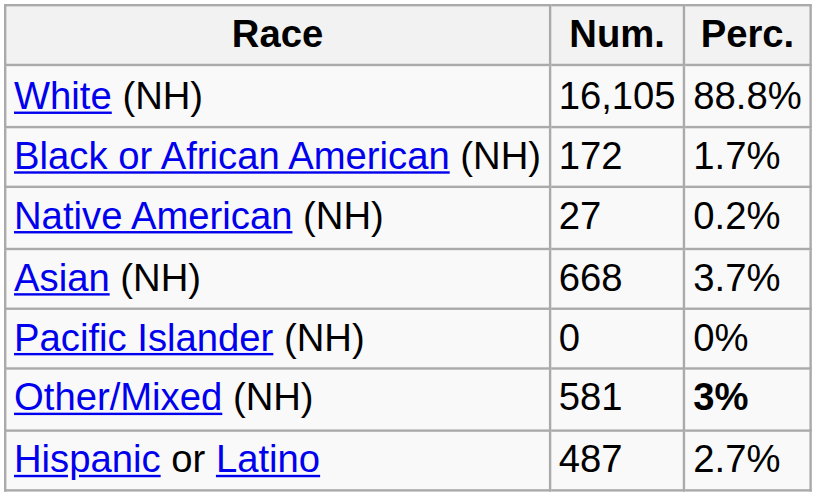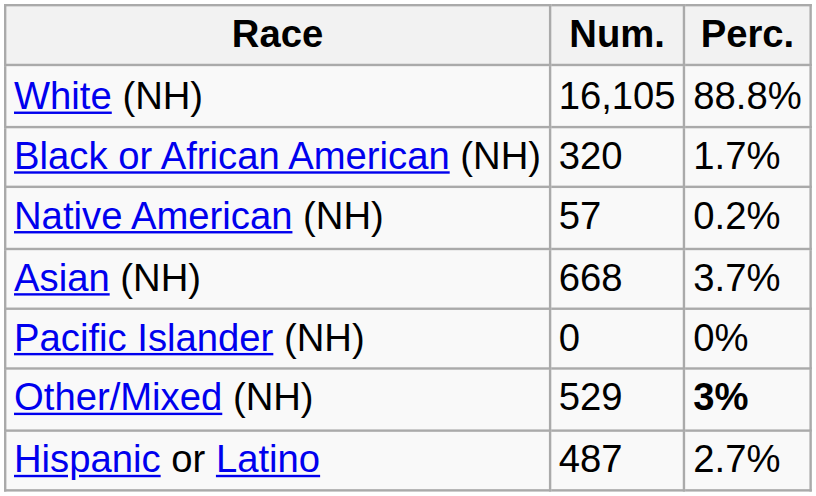(591, 156) 172 -> (591, 156) 320
(580, 216) 27 -> (580, 216) 57
(591, 398) 581 -> (591, 398) 529
